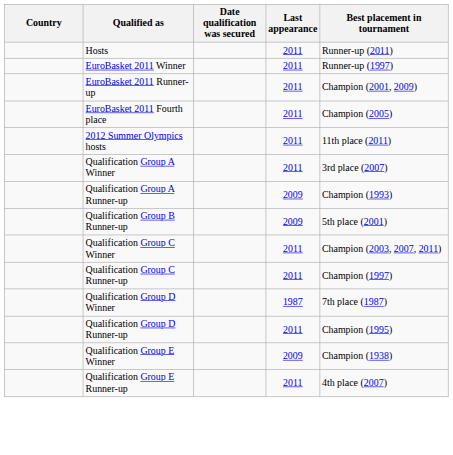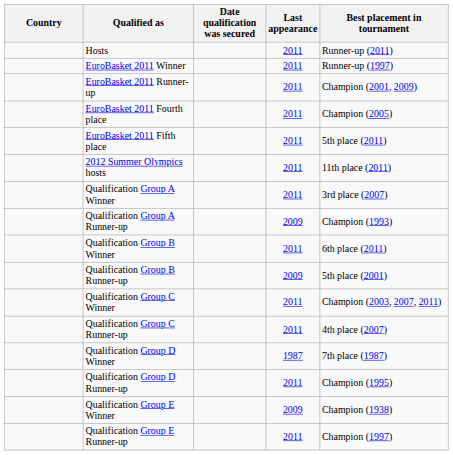+ row: (131, 141)
+ row: (130, 248)
(357, 275) Champion (1997) -> (354, 329) 4th place (2007)
(354, 383) 4th place (2007) -> (357, 437) Champion (1997)
